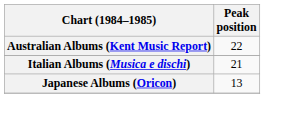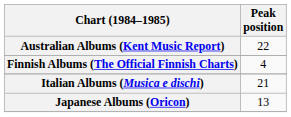+ row: (122, 64)
